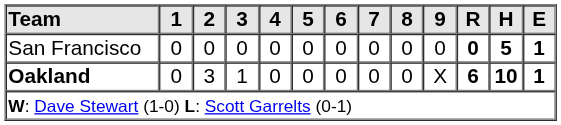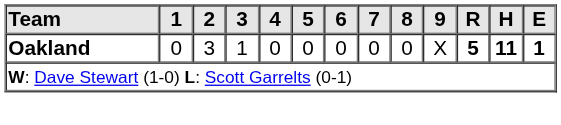- row: (75, 48)
(473, 76) 6 -> (473, 48) 5
(506, 76) 10 -> (506, 48) 11
